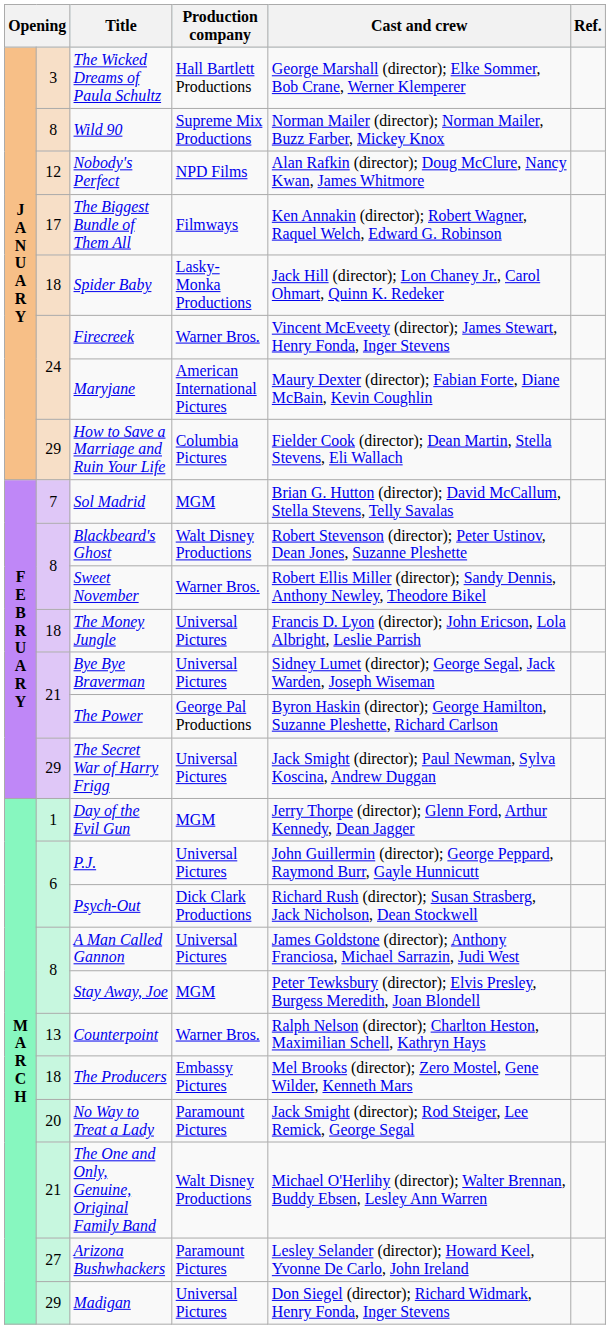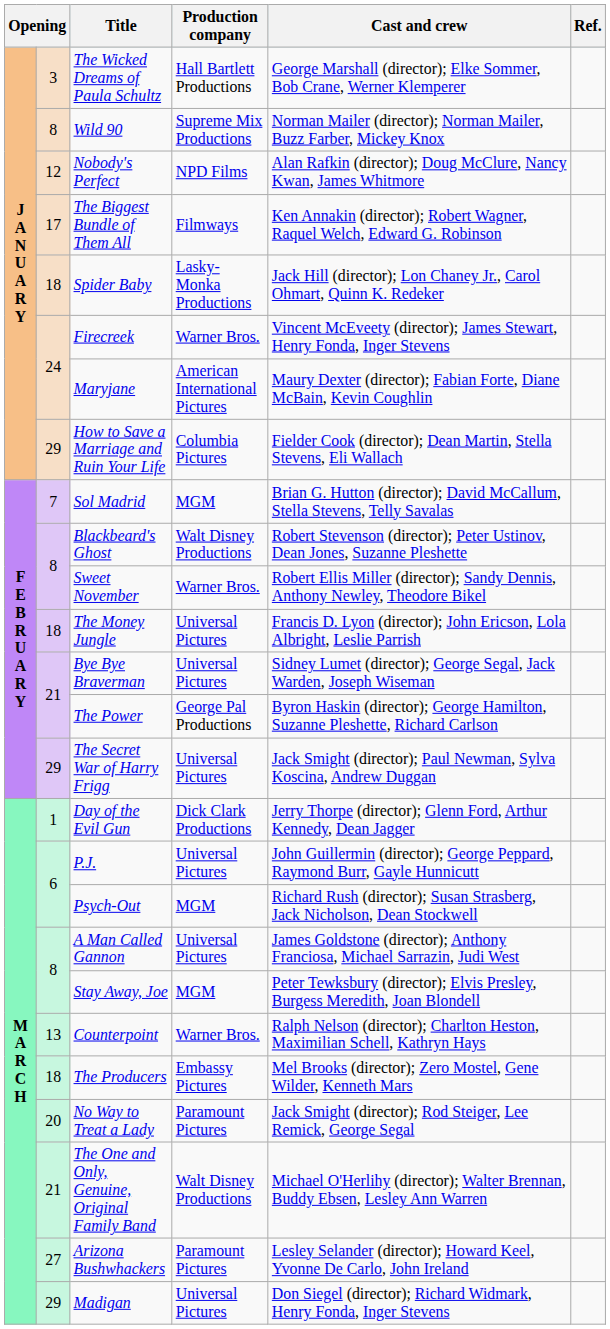(196, 819) MGM -> (214, 819) Dick Clark Productions
(214, 905) Dick Clark Productions -> (196, 905) MGM
